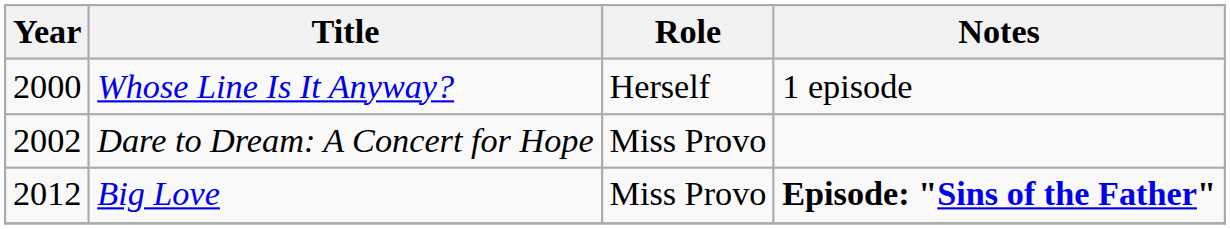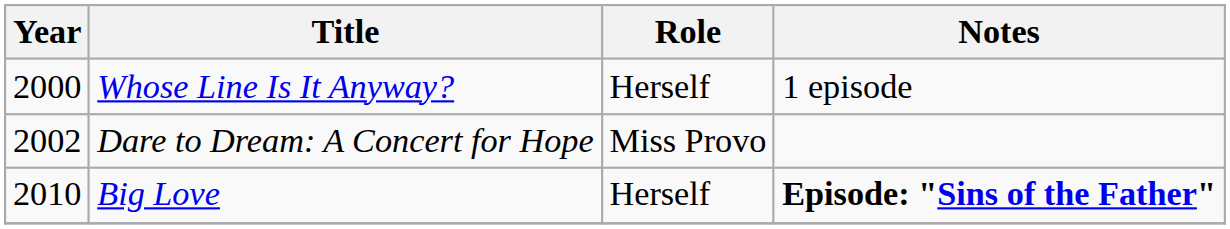(47, 194) 2012 -> (47, 194) 2010
(688, 194) Miss Provo -> (660, 194) Herself
